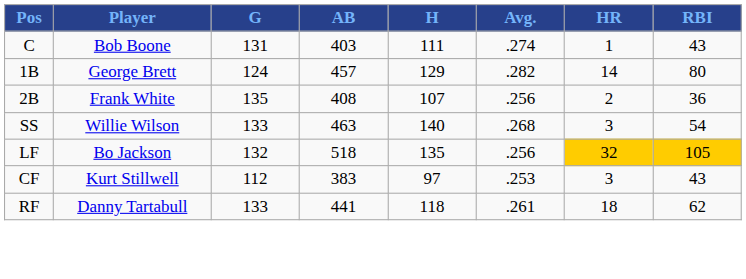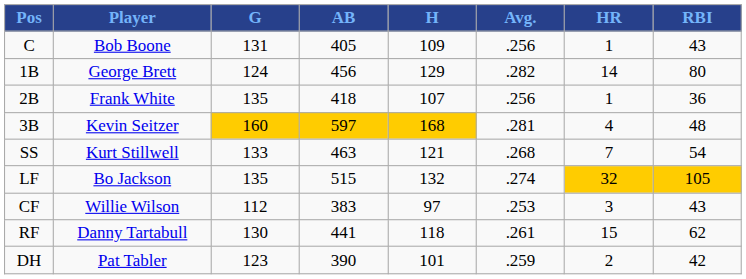(344, 44) 403 -> (344, 44) 405
(432, 44) 111 -> (432, 44) 109
(520, 44) .274 -> (520, 44) .256
(344, 71) 457 -> (344, 71) 456
(344, 98) 408 -> (344, 98) 418
(609, 98) 2 -> (609, 98) 1
+ row: (29, 125)
(132, 125) Willie Wilson -> (132, 152) Kurt Stillwell
(432, 125) 140 -> (432, 152) 121
(609, 125) 3 -> (609, 152) 7
(255, 152) 132 -> (255, 179) 135
(344, 152) 518 -> (344, 179) 515
(432, 152) 135 -> (432, 179) 132
(520, 152) .256 -> (520, 179) .274
(132, 179) Kurt Stillwell -> (132, 206) Willie Wilson
(255, 206) 133 -> (255, 233) 130
(609, 206) 18 -> (609, 233) 15
+ row: (29, 260)
